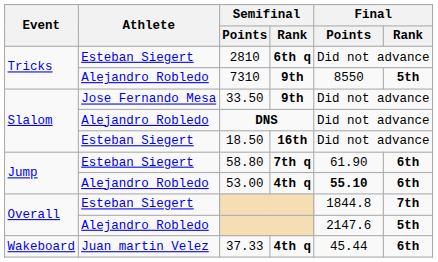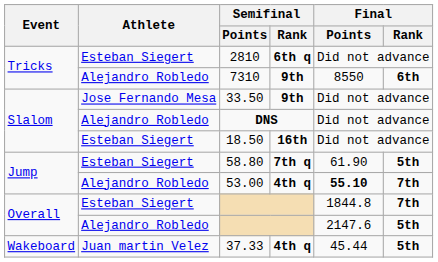(408, 78) 5th -> (408, 78) 6th
(408, 162) 6th -> (408, 162) 5th
(408, 183) 6th -> (408, 183) 7th
(408, 246) 6th -> (408, 246) 5th
